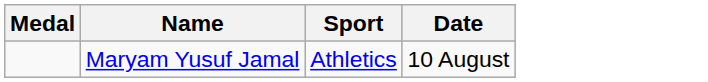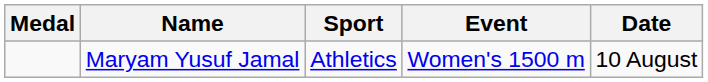+ column: (496, 23)
